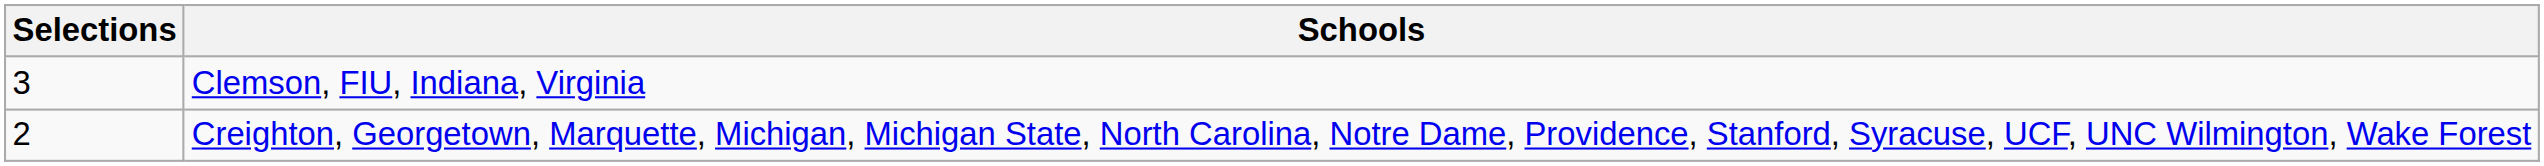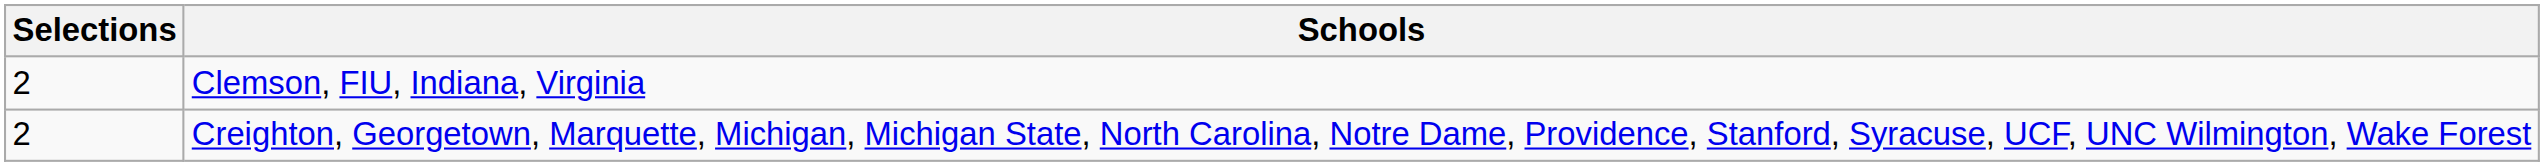(22, 82) 3 -> (22, 82) 2
